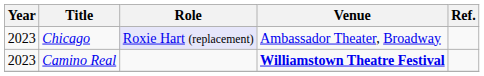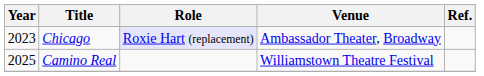(22, 60) 2023 -> (22, 60) 2025
(352, 60) bold -> (347, 60) normal
